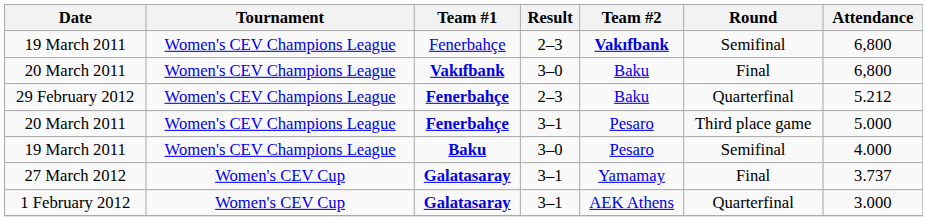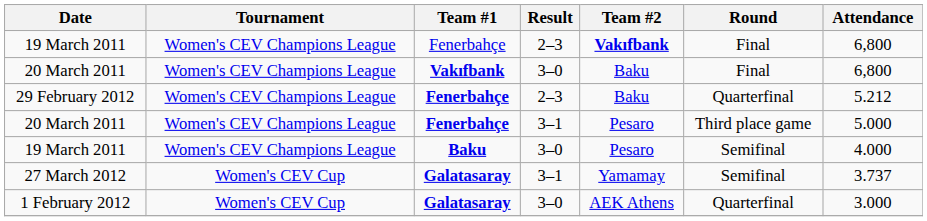(753, 44) Semifinal -> (753, 44) Final
(753, 176) Final -> (753, 176) Semifinal
(550, 202) 3–1 -> (550, 202) 3–0
